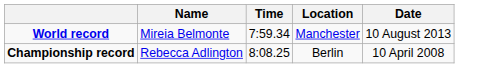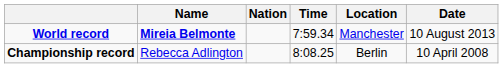+ column: (268, 14)
(185, 33) normal -> (188, 33) bold
